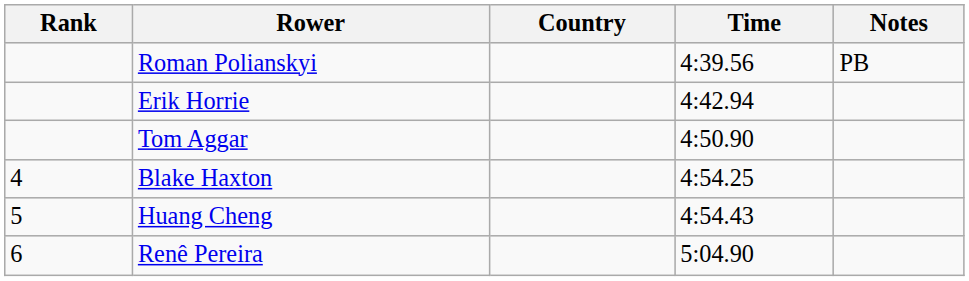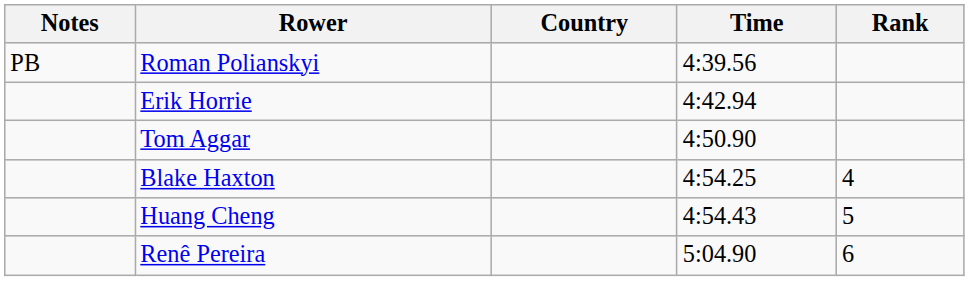columns swapped: (69, 23) <-> (899, 23)
